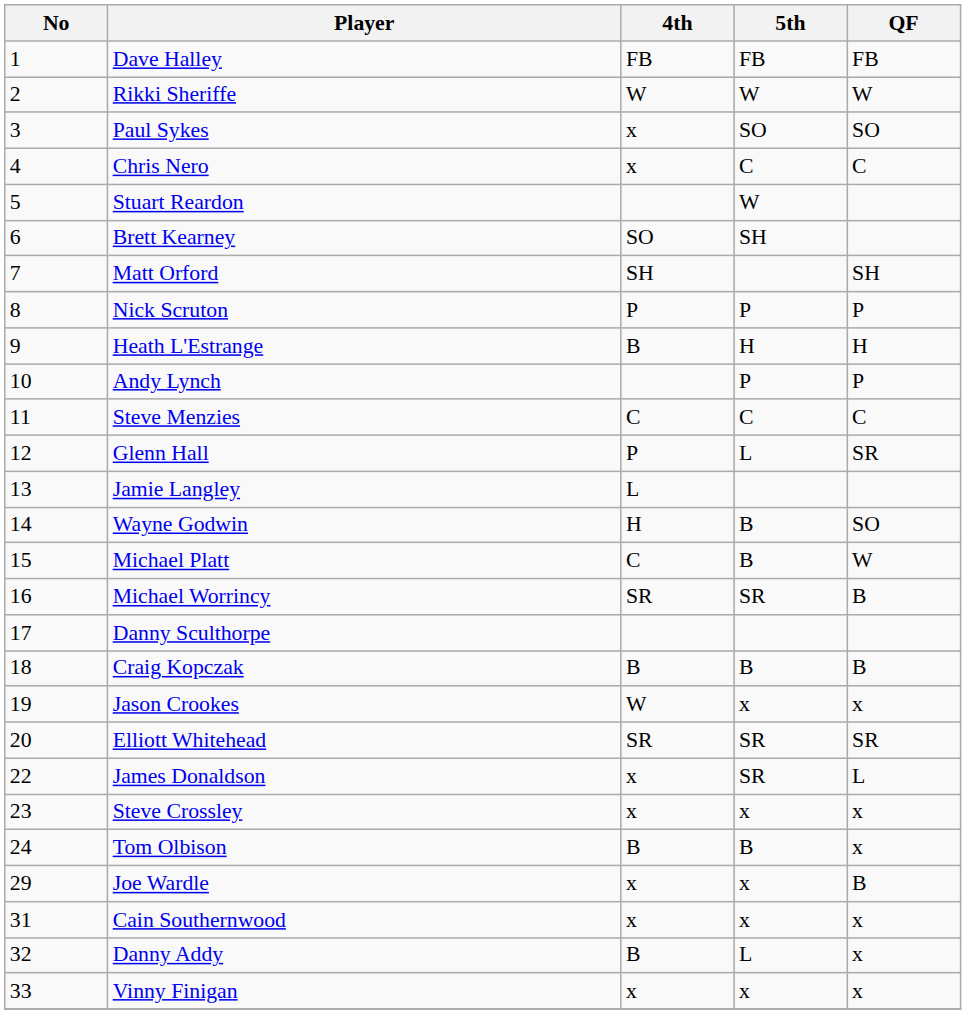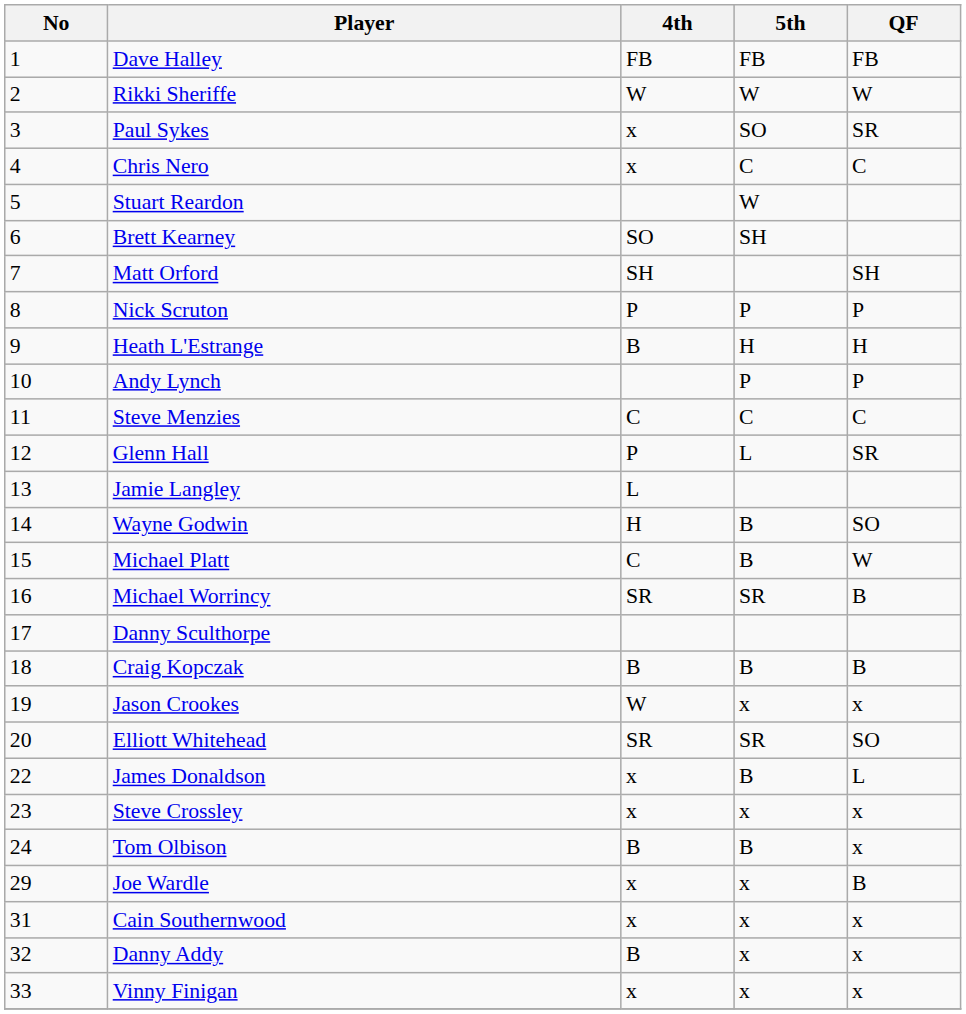(866, 130) SO -> (865, 130) SR
(865, 740) SR -> (866, 740) SO
(752, 775) SR -> (746, 775) B
(746, 955) L -> (744, 955) x
